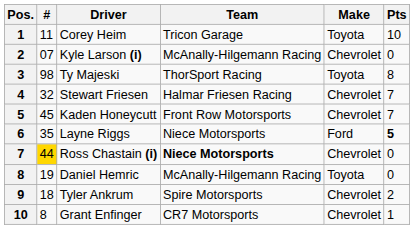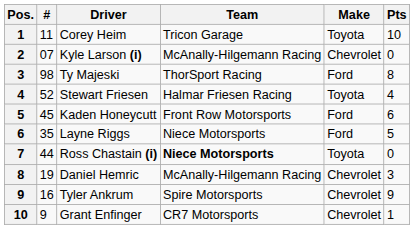(346, 75) Toyota -> (340, 75) Ford
(47, 94) 32 -> (47, 94) 52
(354, 94) Chevrolet -> (346, 94) Toyota
(390, 94) 7 -> (390, 94) 4
(354, 114) Chevrolet -> (340, 114) Ford
(390, 114) 7 -> (390, 114) 6
(390, 134) bold -> (390, 134) normal
(47, 154) gold background -> (47, 154) no background
(354, 154) Chevrolet -> (346, 154) Toyota
(346, 174) Toyota -> (354, 174) Chevrolet
(390, 174) 0 -> (390, 174) 3
(47, 194) 18 -> (47, 194) 16
(390, 194) 2 -> (390, 194) 9
(43, 214) 8 -> (43, 214) 9
